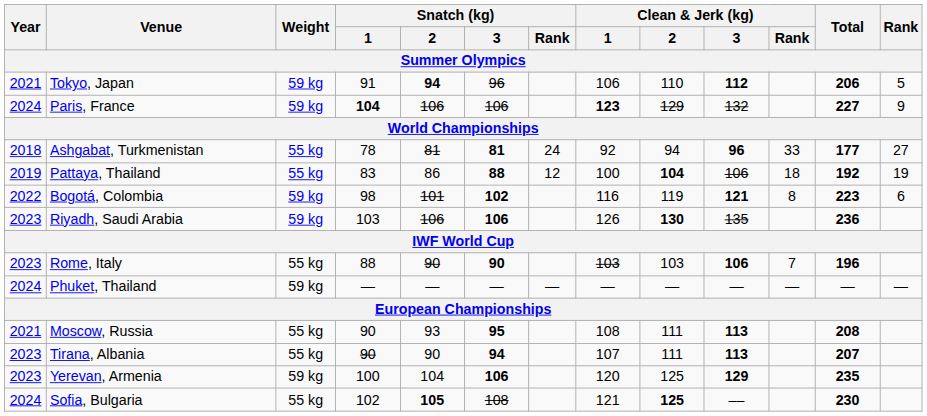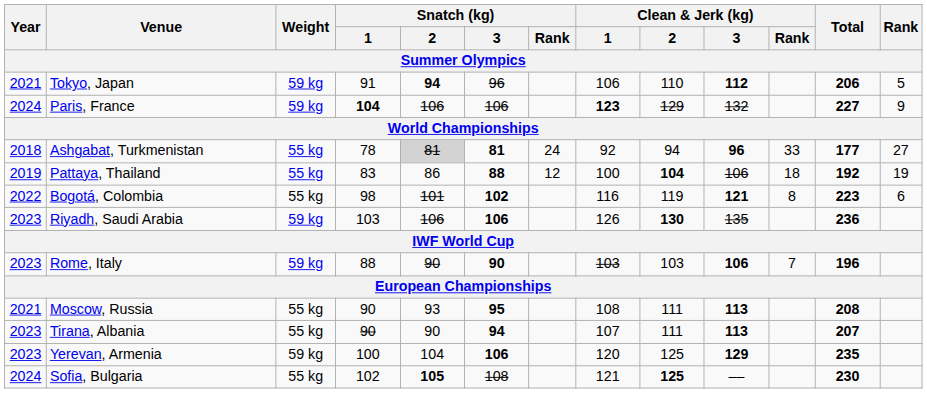(432, 151) no background -> (432, 151) lightgrey background
(306, 196) 59 kg -> (306, 196) 55 kg
(306, 264) 55 kg -> (306, 264) 59 kg
- row: (103, 286)
